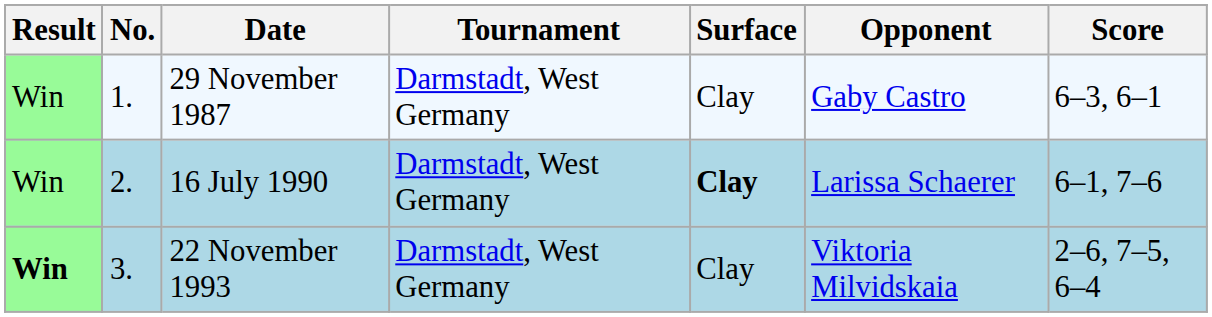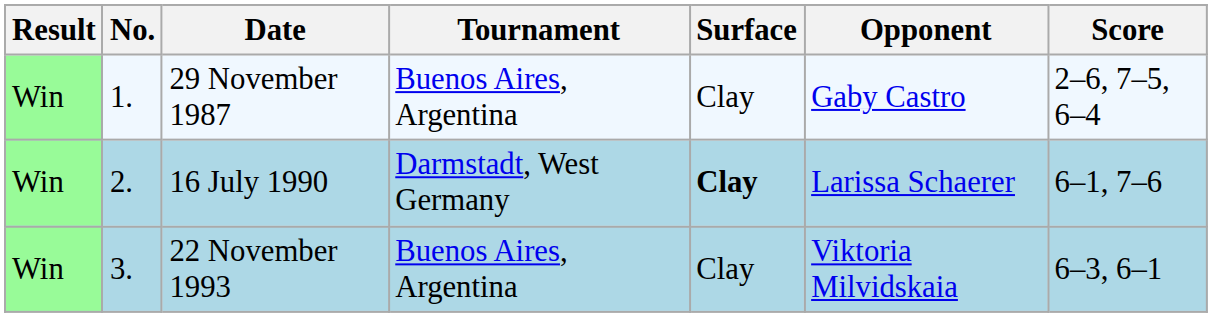(497, 96) Darmstadt, West Germany -> (481, 96) Buenos Aires, Argentina
(1108, 96) 6–3, 6–1 -> (1112, 96) 2–6, 7–5, 6–4
(40, 267) bold -> (38, 267) normal
(497, 267) Darmstadt, West Germany -> (481, 267) Buenos Aires, Argentina
(1112, 267) 2–6, 7–5, 6–4 -> (1108, 267) 6–3, 6–1
